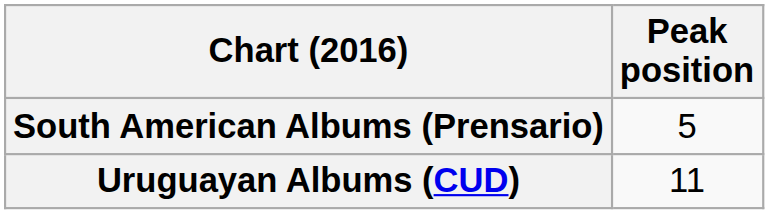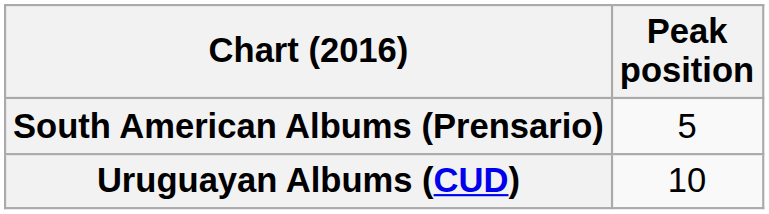(687, 180) 11 -> (687, 180) 10
